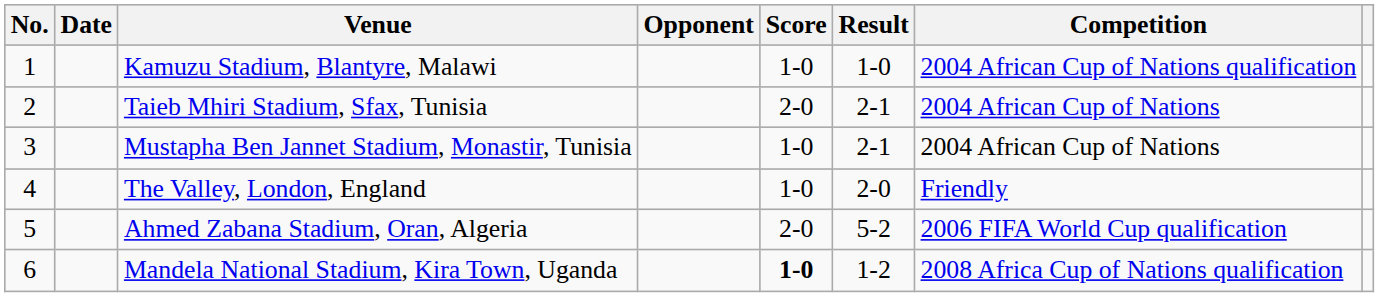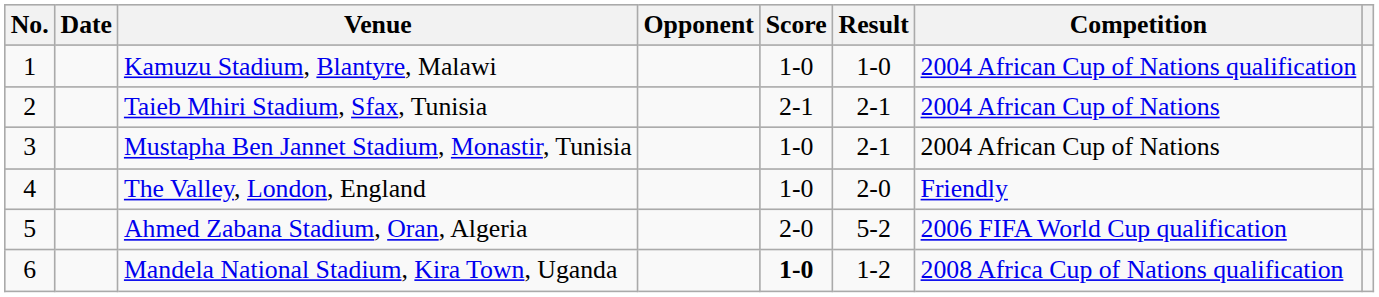(796, 106) 2-0 -> (796, 106) 2-1
